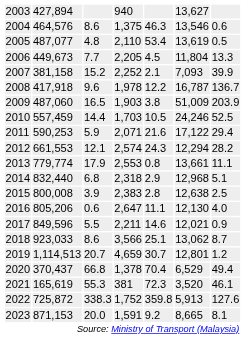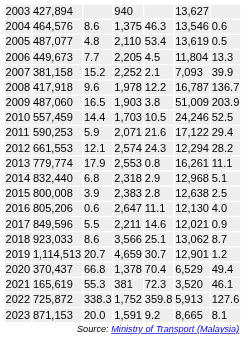(192, 163) 13,661 -> (192, 163) 16,261
(192, 254) 12,801 -> (192, 254) 12,901
